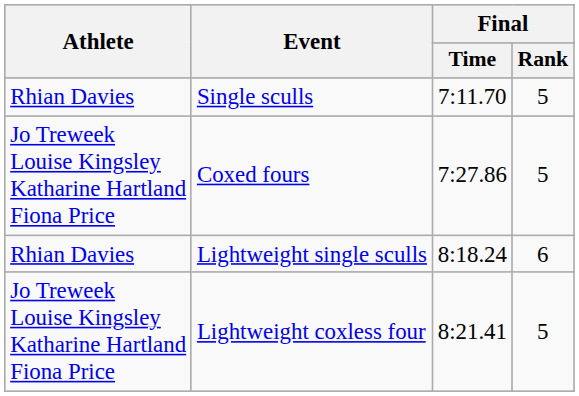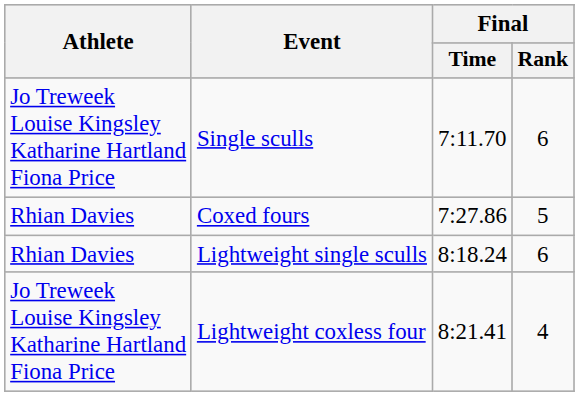(72, 97) Rhian Davies -> (98, 137) Jo Treweek Louise Kingsley Katharine Hartland Fiona Price
(543, 97) 5 -> (543, 137) 6
(98, 175) Jo Treweek Louise Kingsley Katharine Hartland Fiona Price -> (72, 216) Rhian Davies
(543, 332) 5 -> (543, 332) 4
